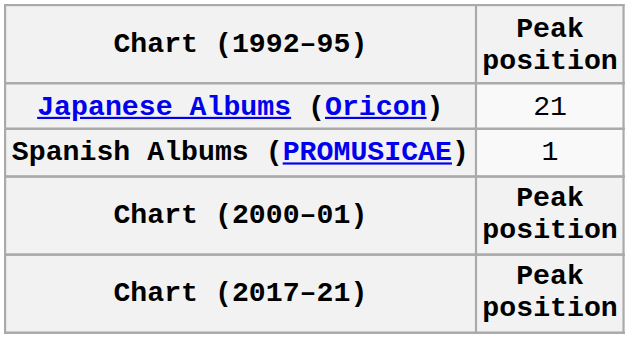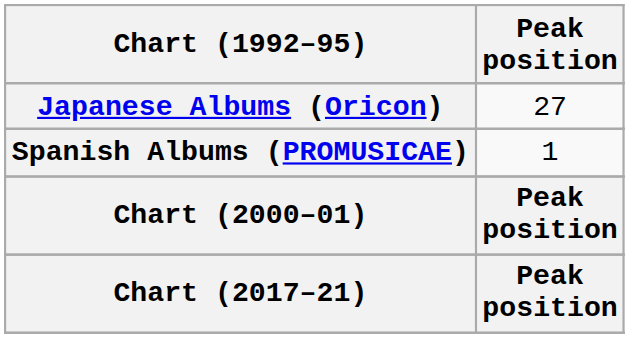(550, 107) 21 -> (550, 107) 27
